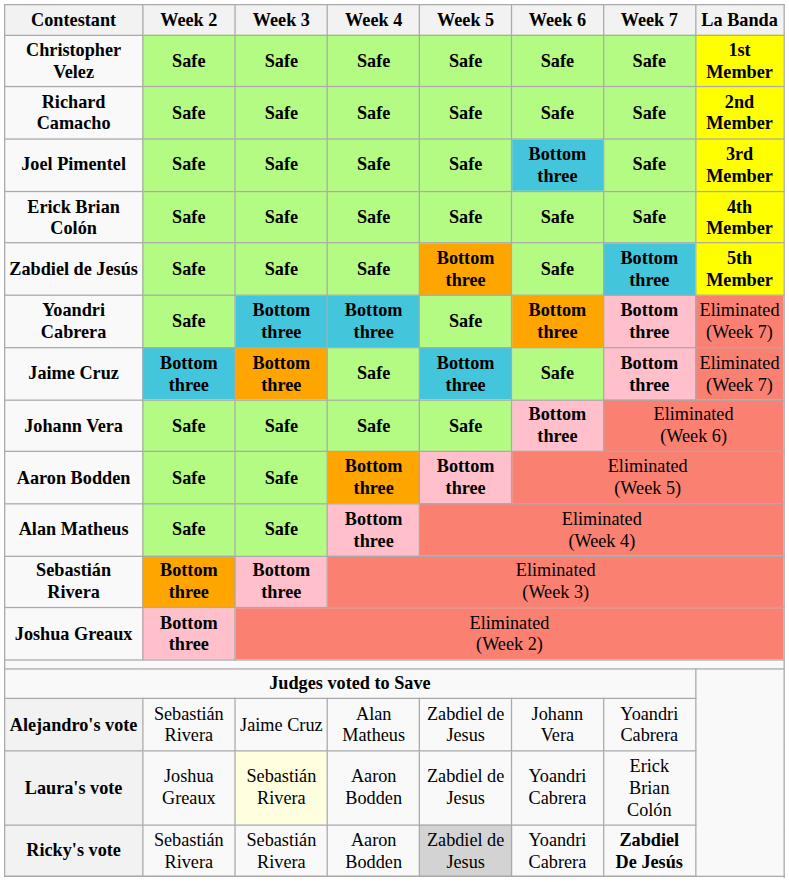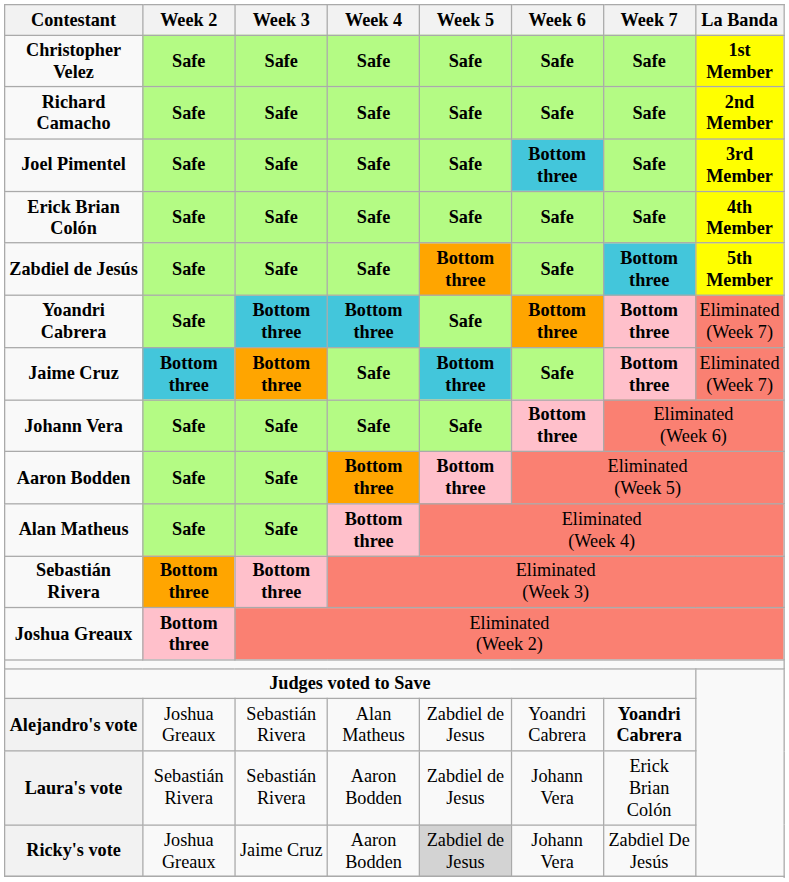(189, 724) Sebastián Rivera -> (189, 724) Joshua Greaux
(281, 724) Jaime Cruz -> (281, 724) Sebastián Rivera
(557, 724) Johann Vera -> (557, 724) Yoandri Cabrera
(649, 724) normal -> (649, 724) bold
(189, 787) Joshua Greaux -> (189, 787) Sebastián Rivera
(281, 787) lightyellow background -> (281, 787) no background
(557, 787) Yoandri Cabrera -> (557, 787) Johann Vera
(189, 850) Sebastián Rivera -> (189, 850) Joshua Greaux
(281, 850) Sebastián Rivera -> (281, 850) Jaime Cruz
(557, 850) Yoandri Cabrera -> (557, 850) Johann Vera
(649, 850) bold -> (649, 850) normal
